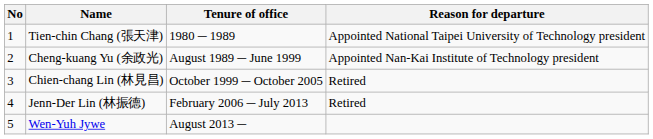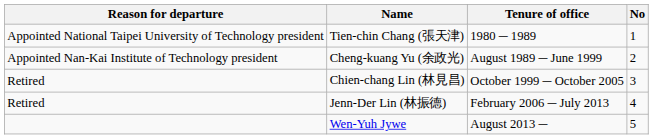columns swapped: (15, 14) <-> (487, 14)
